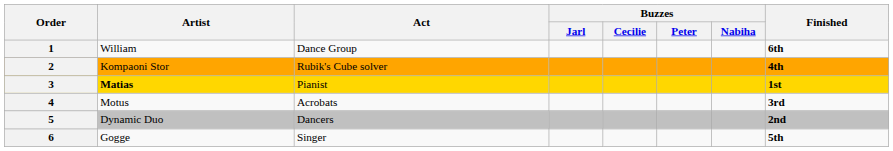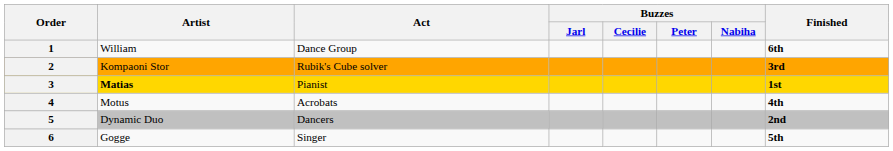(776, 66) 4th -> (776, 66) 3rd
(776, 102) 3rd -> (776, 102) 4th
